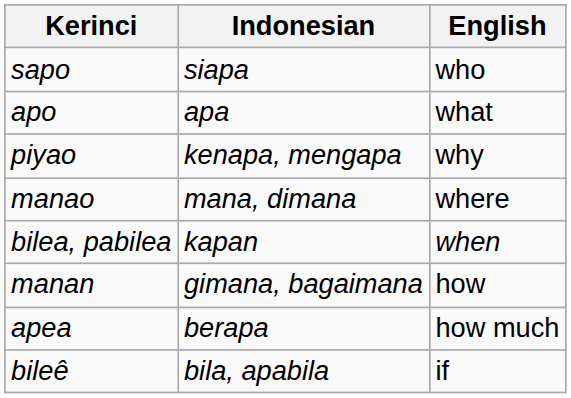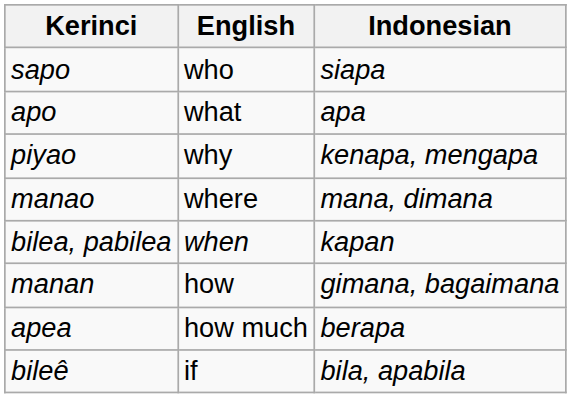columns swapped: (303, 26) <-> (497, 26)
